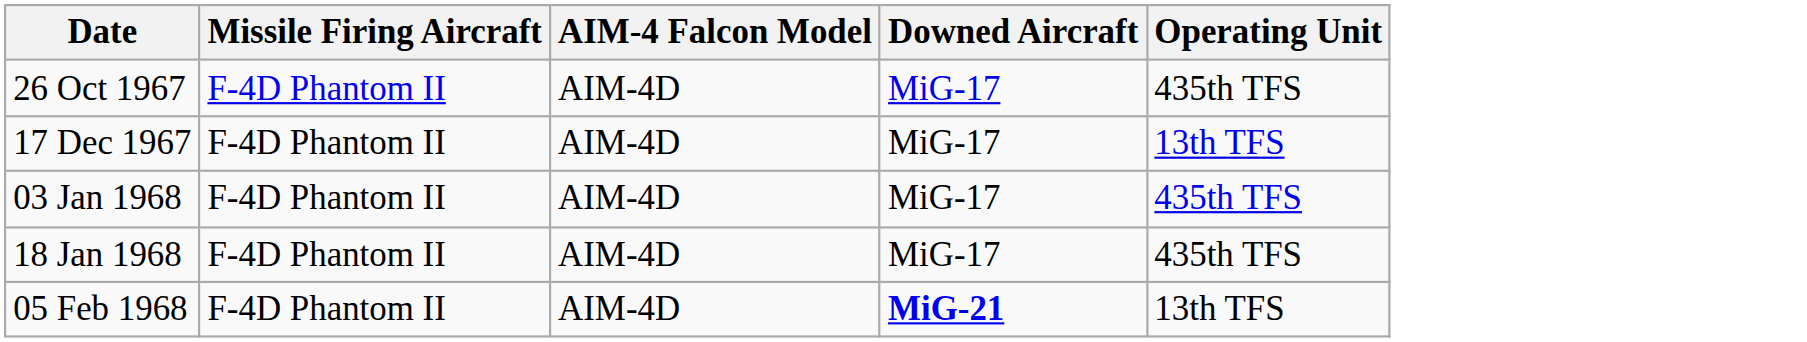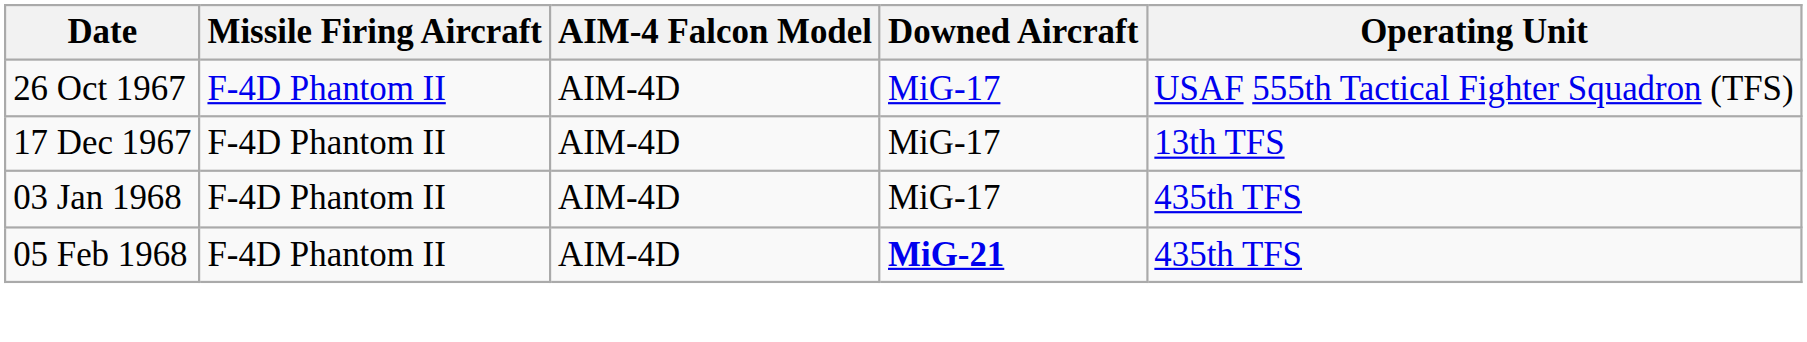(1228, 87) 435th TFS -> (1474, 87) USAF 555th Tactical Fighter Squadron (TFS)
- row: (97, 253)
(1219, 308) 13th TFS -> (1228, 253) 435th TFS
